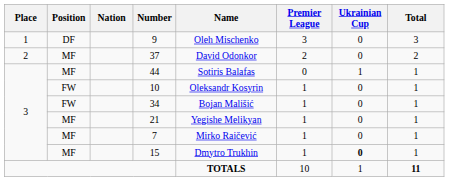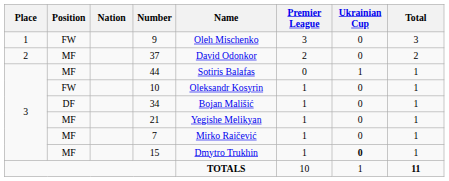(69, 40) DF -> (69, 40) FW
(69, 104) FW -> (69, 104) DF
